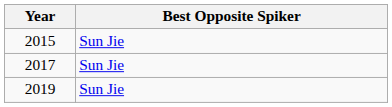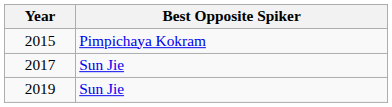(102, 41) Sun Jie -> (143, 41) Pimpichaya Kokram
